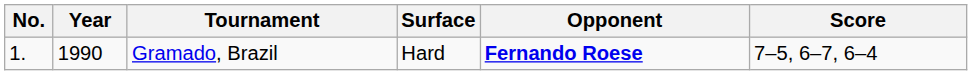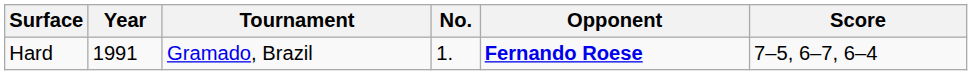columns swapped: (29, 20) <-> (438, 20)
(80, 53) 1990 -> (115, 53) 1991
